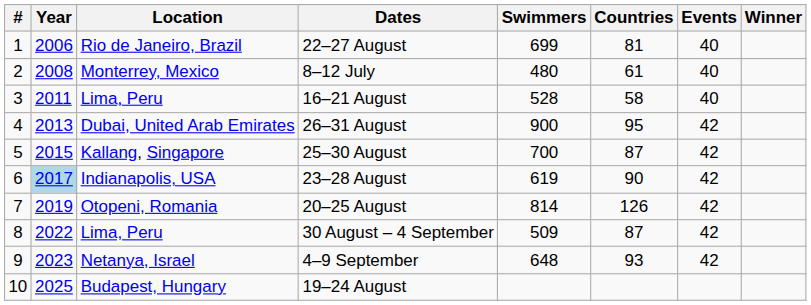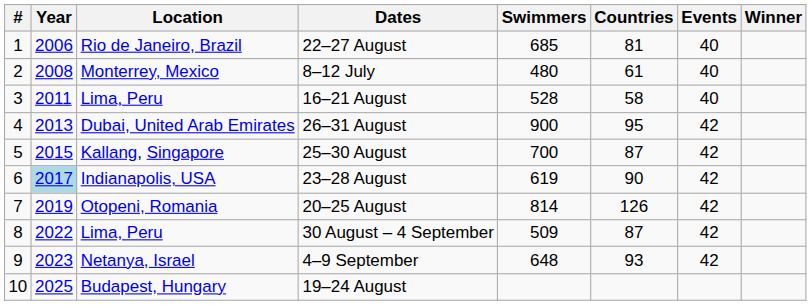(544, 44) 699 -> (544, 44) 685
